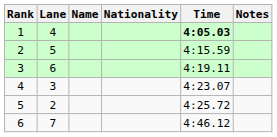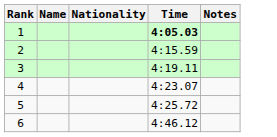- column: (53, 14)
